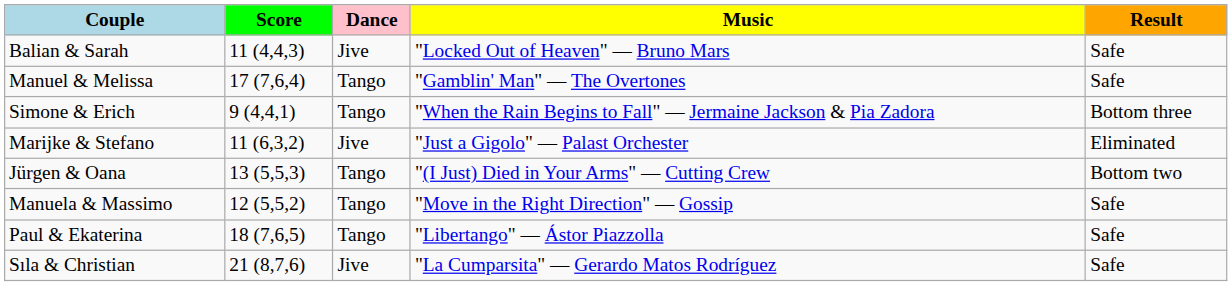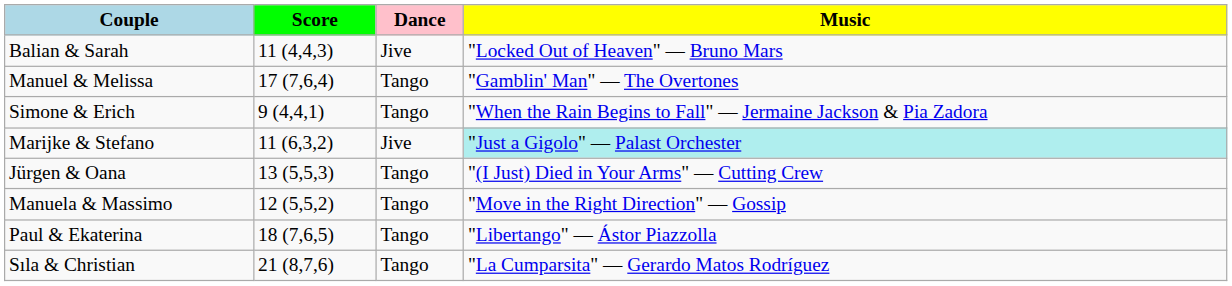- column: (1156, 19)
(552, 142) no background -> (605, 142) paleturquoise background
(353, 265) Jive -> (405, 265) Tango
